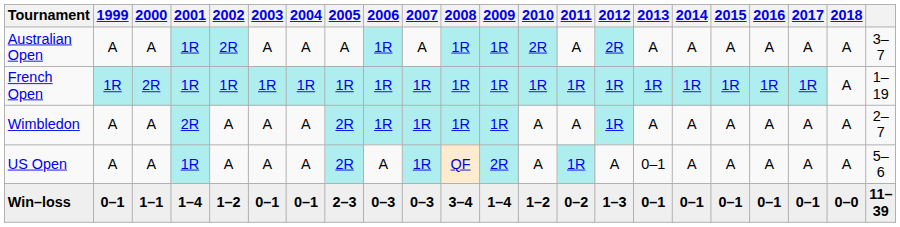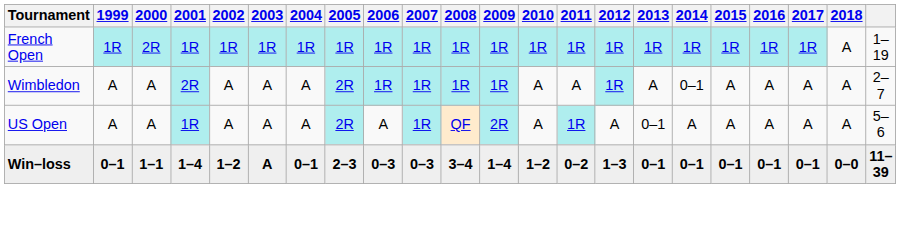- row: (40, 46)
(692, 124) A -> (692, 85) 0–1
(267, 203) 0–1 -> (267, 163) A
